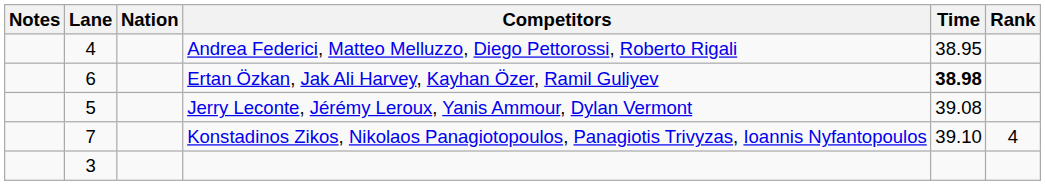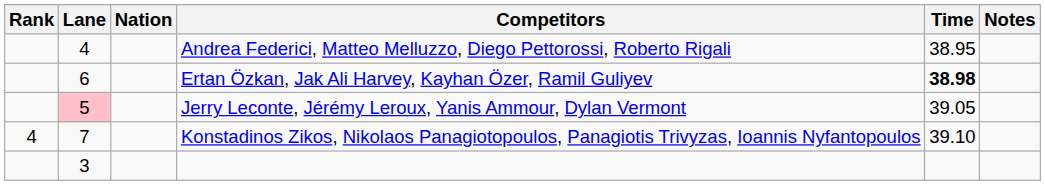columns swapped: (1013, 19) <-> (35, 19)
(91, 108) no background -> (84, 108) pink background
(959, 108) 39.08 -> (952, 108) 39.05
